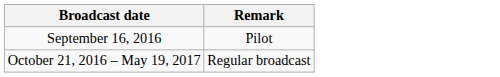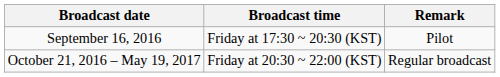+ column: (294, 15)
